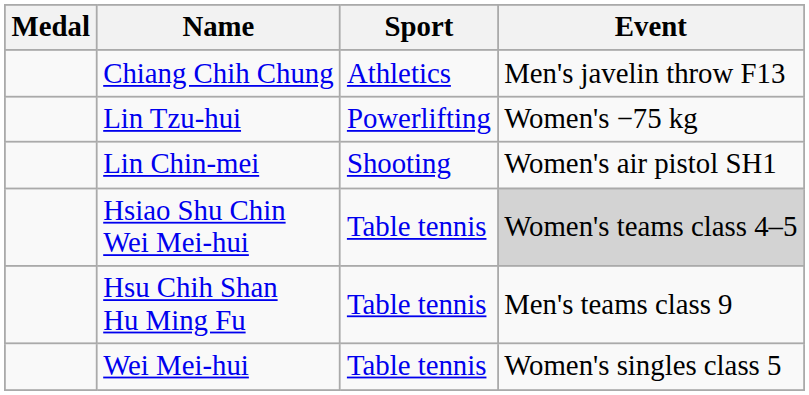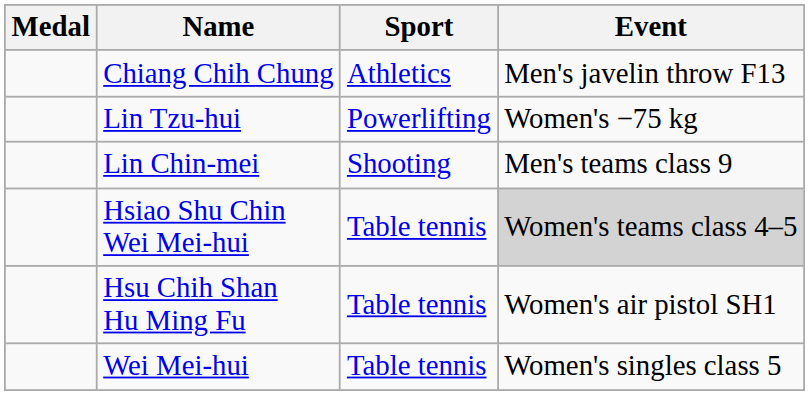(640, 164) Women's air pistol SH1 -> (618, 164) Men's teams class 9
(618, 304) Men's teams class 9 -> (640, 304) Women's air pistol SH1
